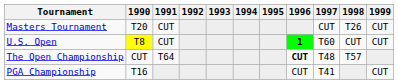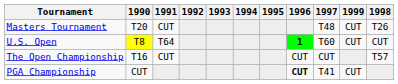columns swapped: (353, 12) <-> (380, 12)
(327, 27) CUT -> (327, 27) T48
(166, 42) CUT -> (166, 42) T64
(139, 57) CUT -> (139, 57) T16
(166, 57) T64 -> (166, 57) CUT
(300, 57) bold -> (300, 57) normal
(327, 57) T48 -> (327, 57) CUT
(139, 72) T16 -> (139, 72) CUT
(300, 72) normal -> (300, 72) bold
